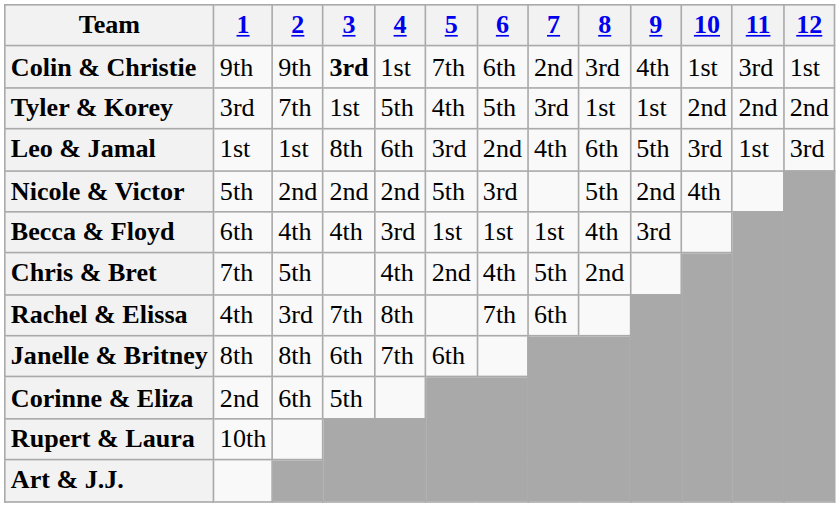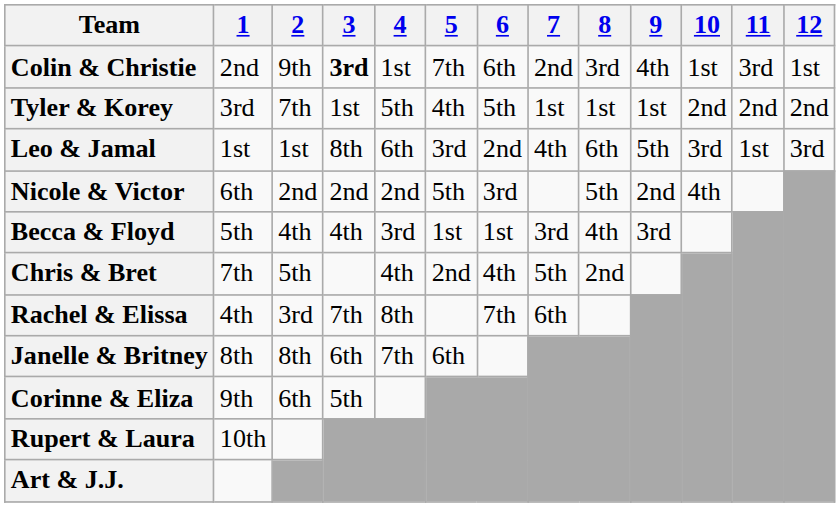(237, 66) 9th -> (239, 66) 2nd
(551, 107) 3rd -> (549, 107) 1st
(237, 190) 5th -> (237, 190) 6th
(237, 231) 6th -> (237, 231) 5th
(549, 231) 1st -> (551, 231) 3rd
(239, 397) 2nd -> (237, 397) 9th
